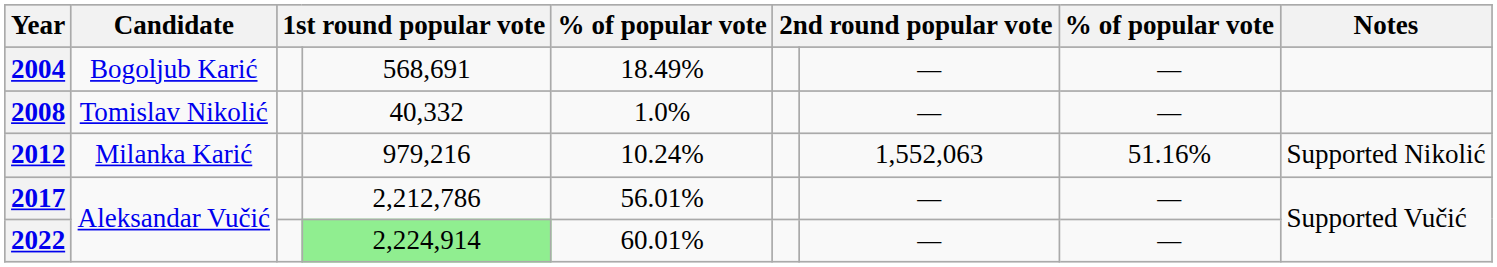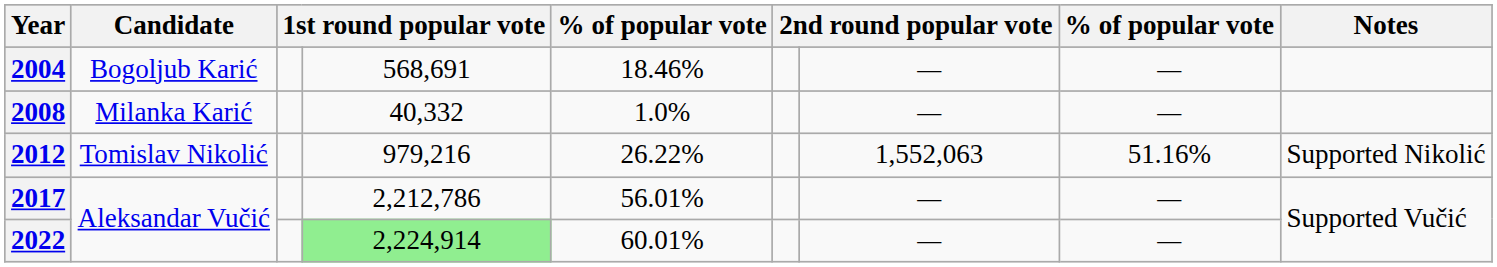(662, 68) 18.49% -> (662, 68) 18.46%
(174, 111) Tomislav Nikolić -> (174, 111) Milanka Karić
(174, 154) Milanka Karić -> (174, 154) Tomislav Nikolić
(662, 154) 10.24% -> (662, 154) 26.22%
